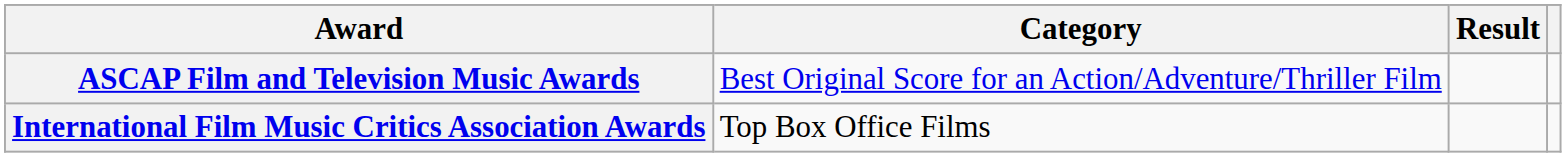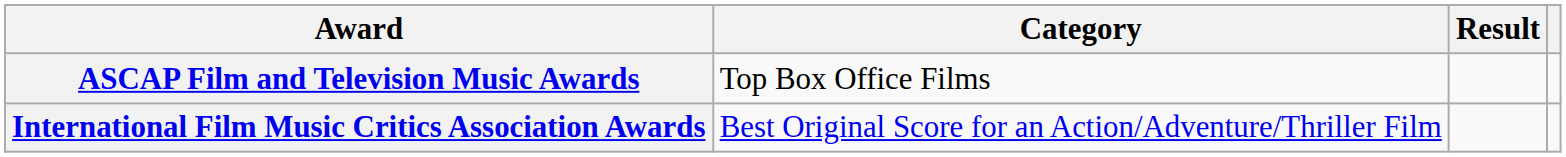(1081, 77) Best Original Score for an Action/Adventure/Thriller Film -> (855, 77) Top Box Office Films
(855, 126) Top Box Office Films -> (1081, 126) Best Original Score for an Action/Adventure/Thriller Film
